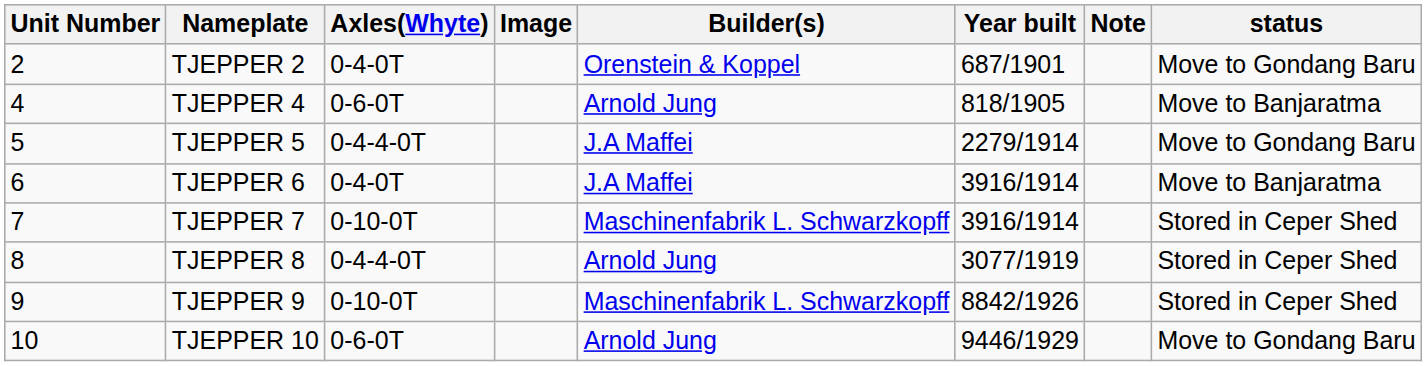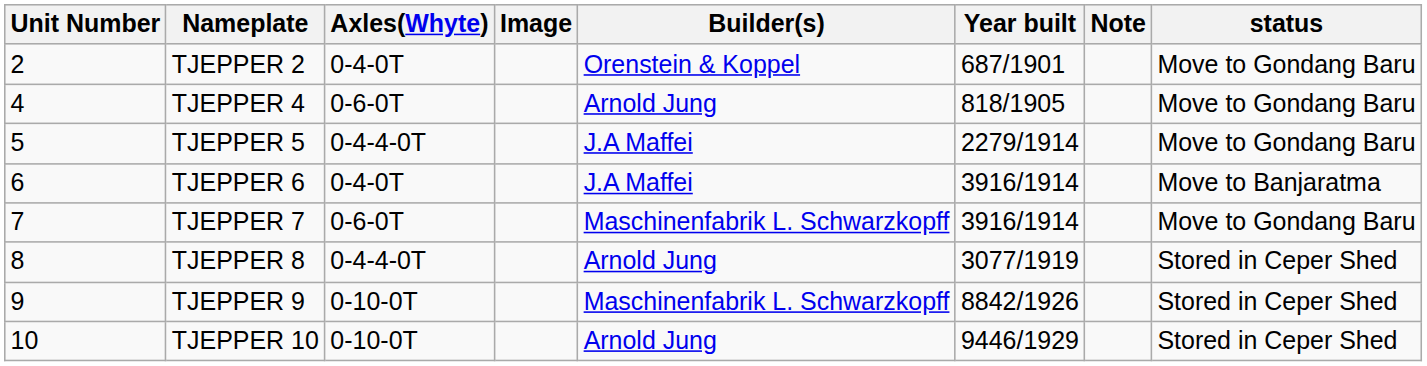(1269, 103) Move to Banjaratma -> (1286, 103) Move to Gondang Baru
(374, 222) 0-10-0T -> (367, 222) 0-6-0T
(1277, 222) Stored in Ceper Shed -> (1286, 222) Move to Gondang Baru
(367, 340) 0-6-0T -> (374, 340) 0-10-0T
(1286, 340) Move to Gondang Baru -> (1277, 340) Stored in Ceper Shed
